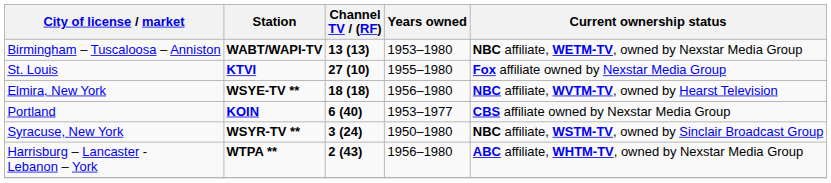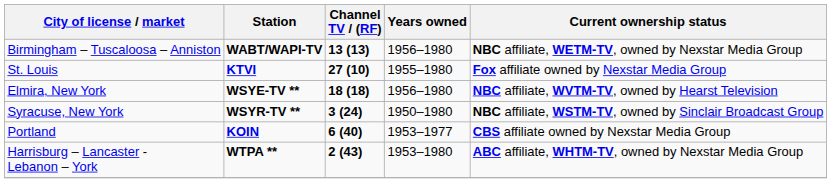(420, 49) 1953–1980 -> (420, 49) 1956–1980
rows swapped: (65, 132) <-> (32, 111)
(420, 152) 1956–1980 -> (420, 152) 1953–1980
